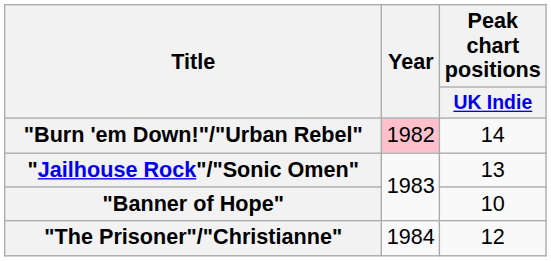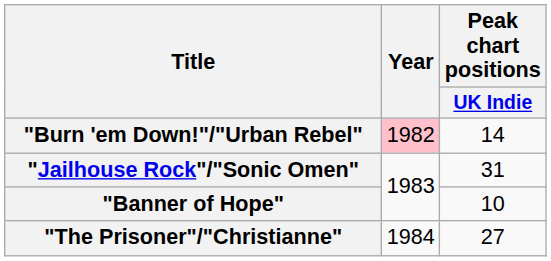(493, 169) 13 -> (493, 169) 31
(493, 237) 12 -> (493, 237) 27
